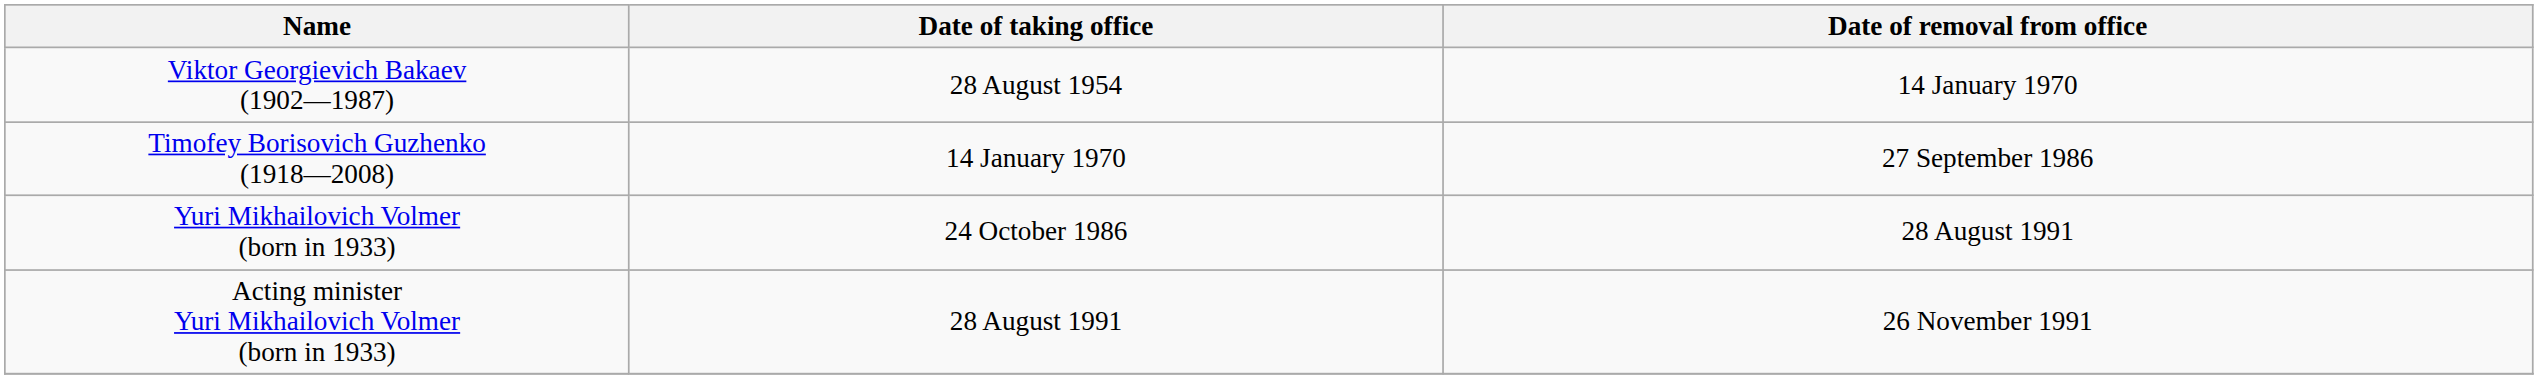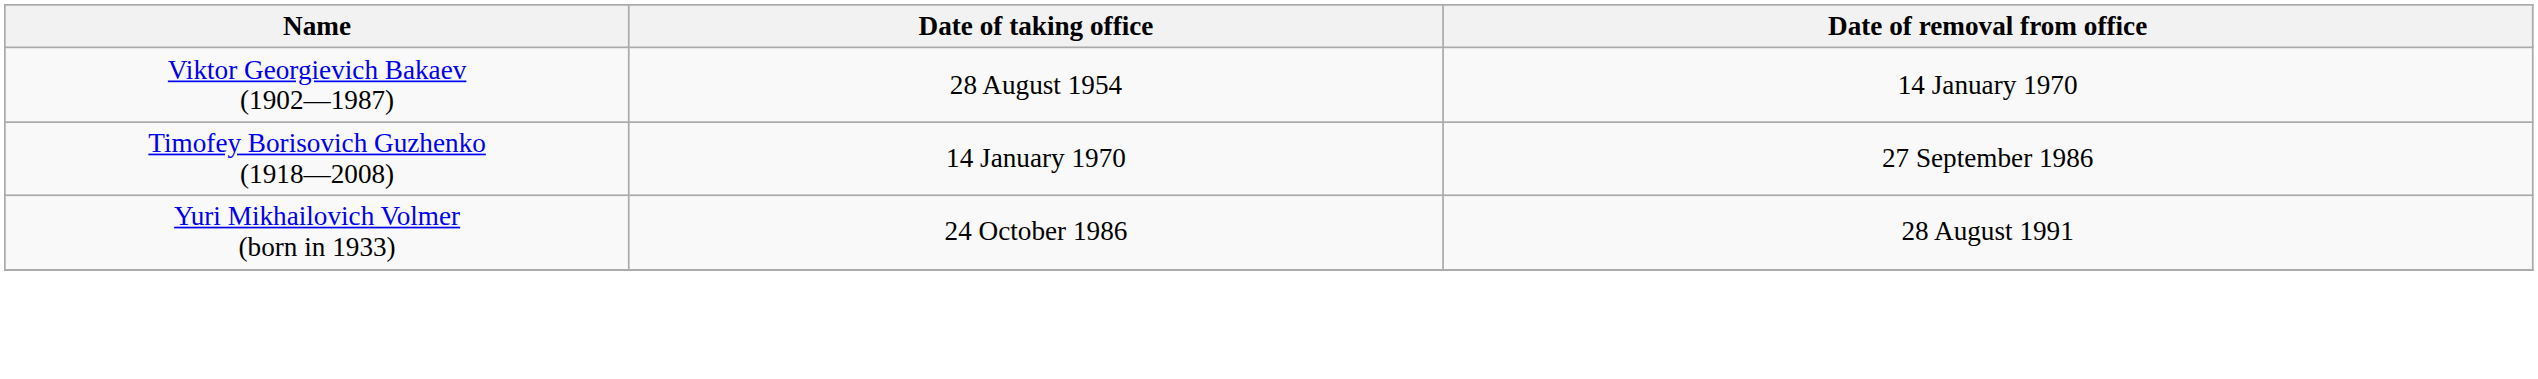- row: (317, 321)
